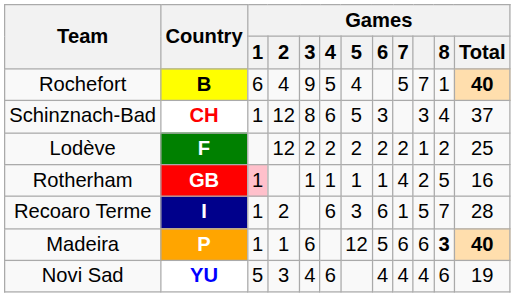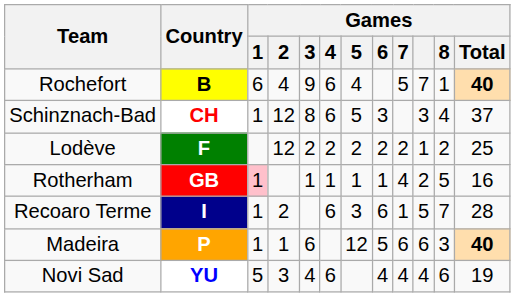(330, 84) 5 -> (330, 84) 6
(444, 244) bold -> (444, 244) normal
